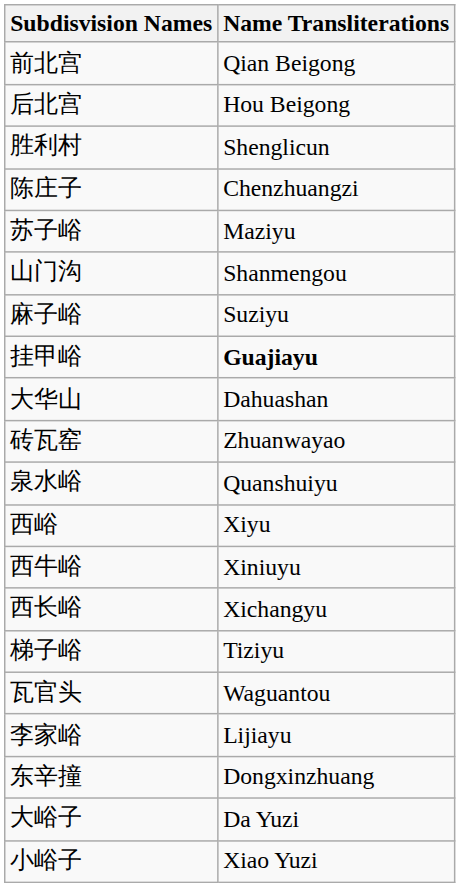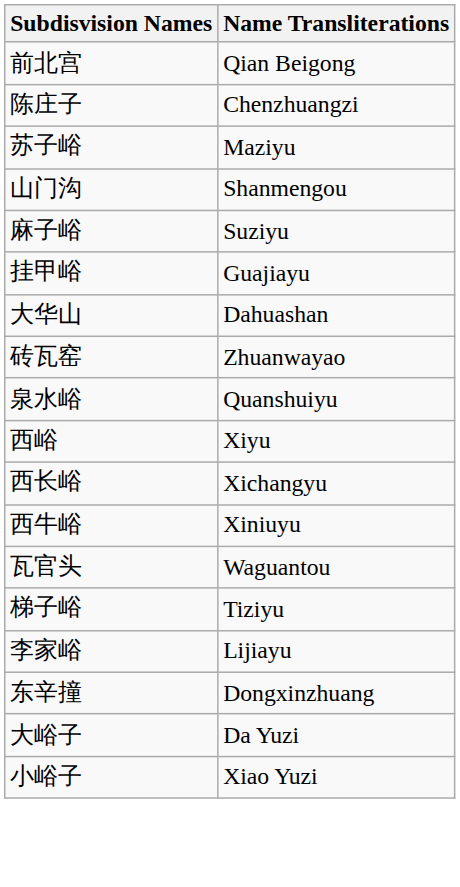- row: (46, 104)
- row: (46, 146)
(271, 357) bold -> (267, 273) normal
rows swapped: (46, 608) <-> (46, 566)
rows swapped: (46, 692) <-> (46, 650)
